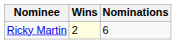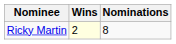(106, 30) 6 -> (106, 30) 8
